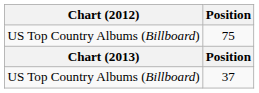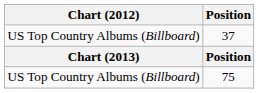rows swapped: (228, 77) <-> (228, 35)
